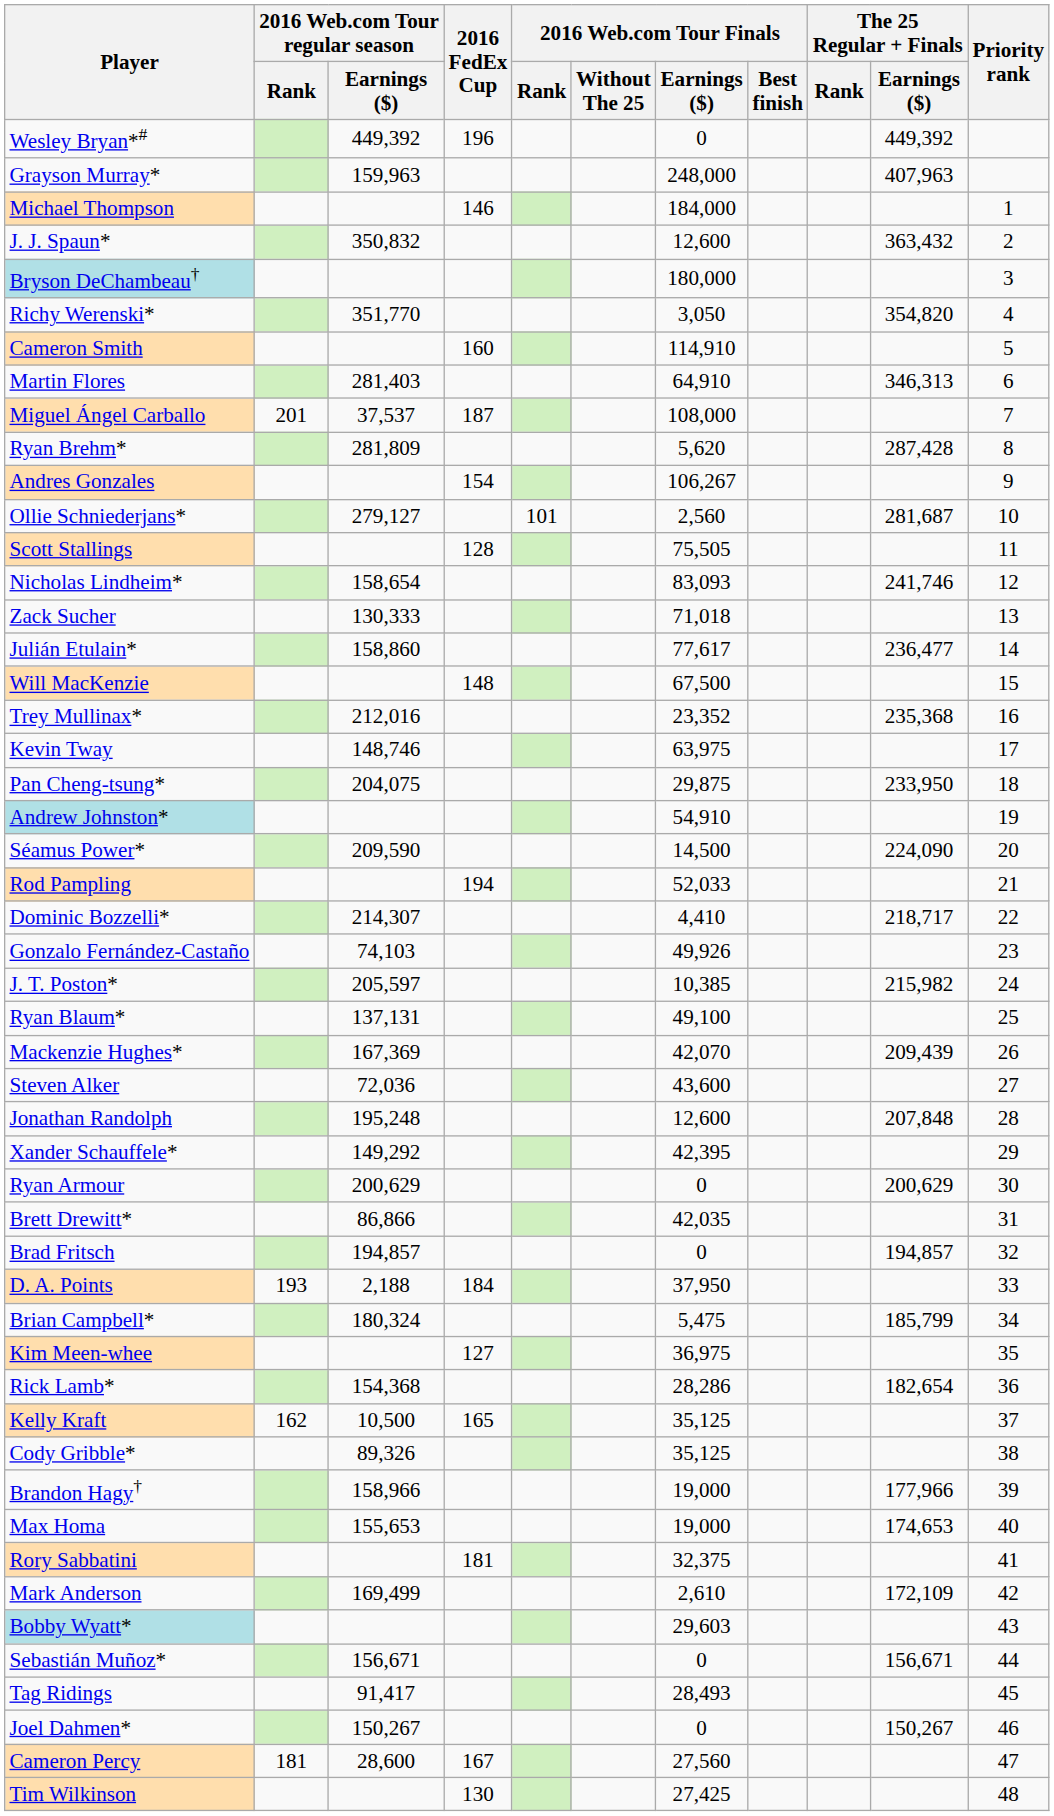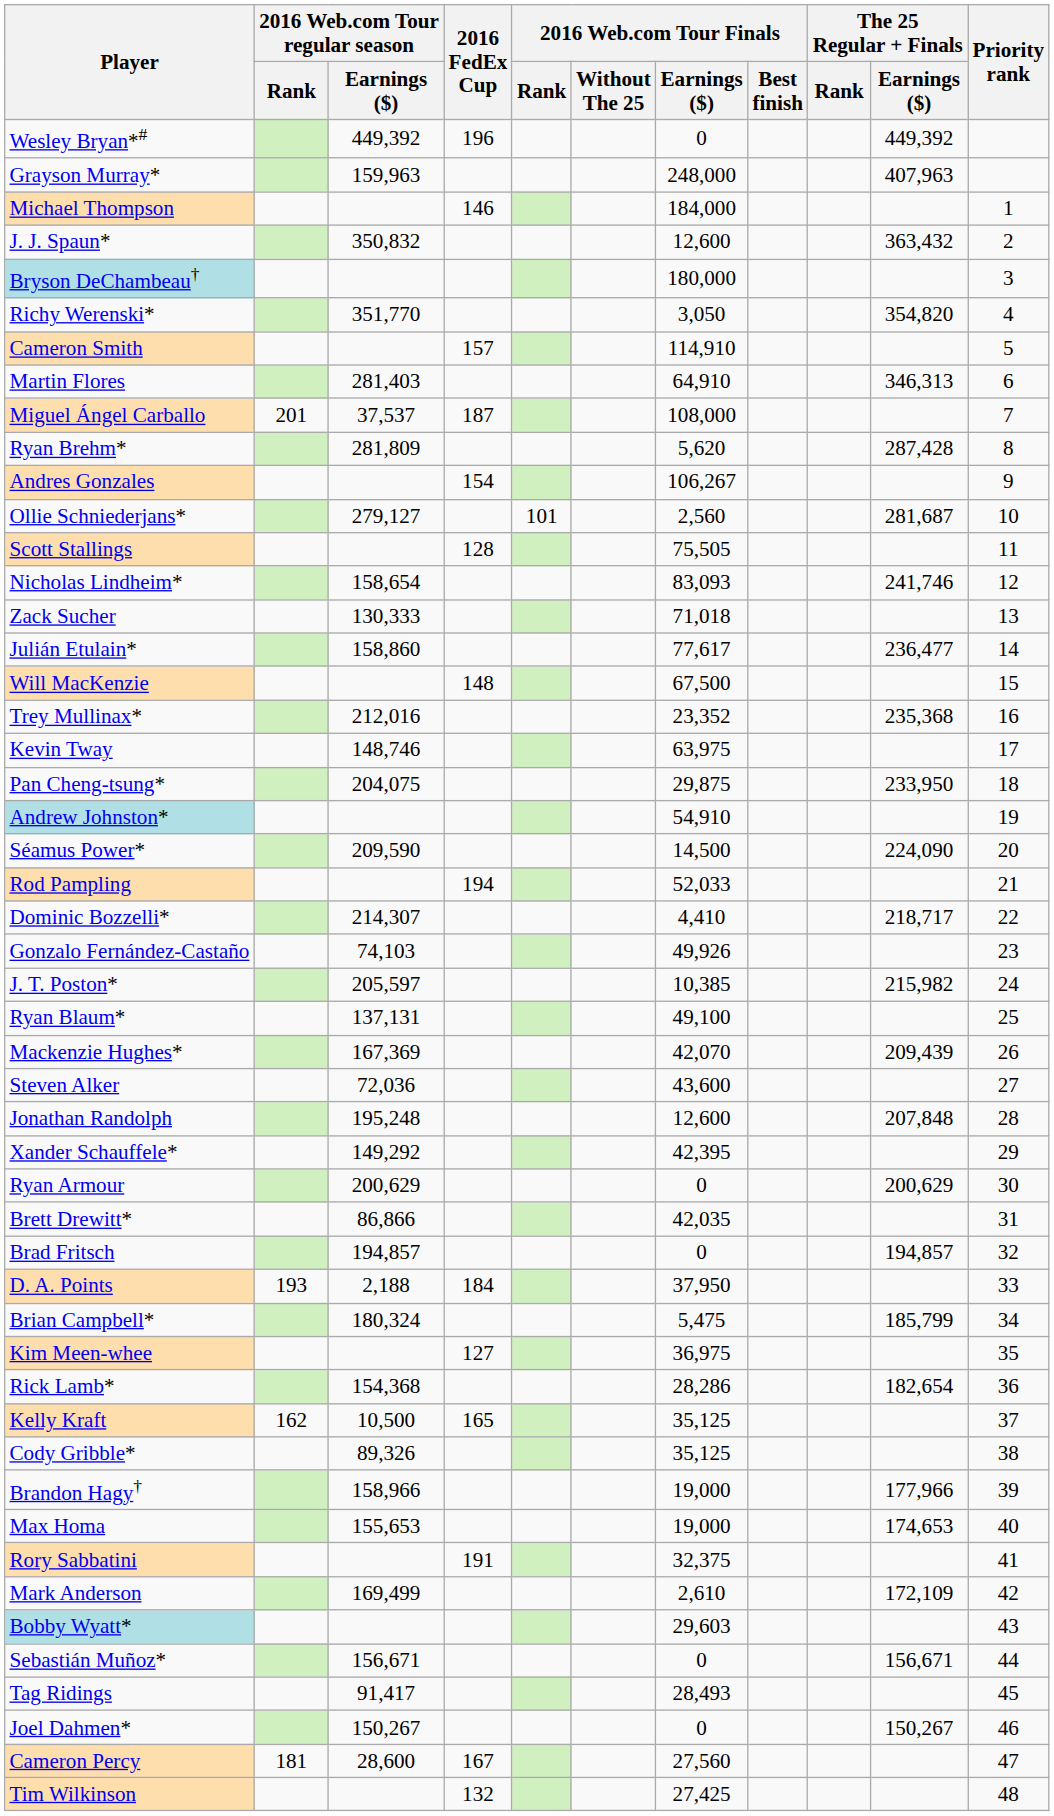(478, 348) 160 -> (478, 348) 157
(478, 1559) 181 -> (478, 1559) 191
(478, 1794) 130 -> (478, 1794) 132
